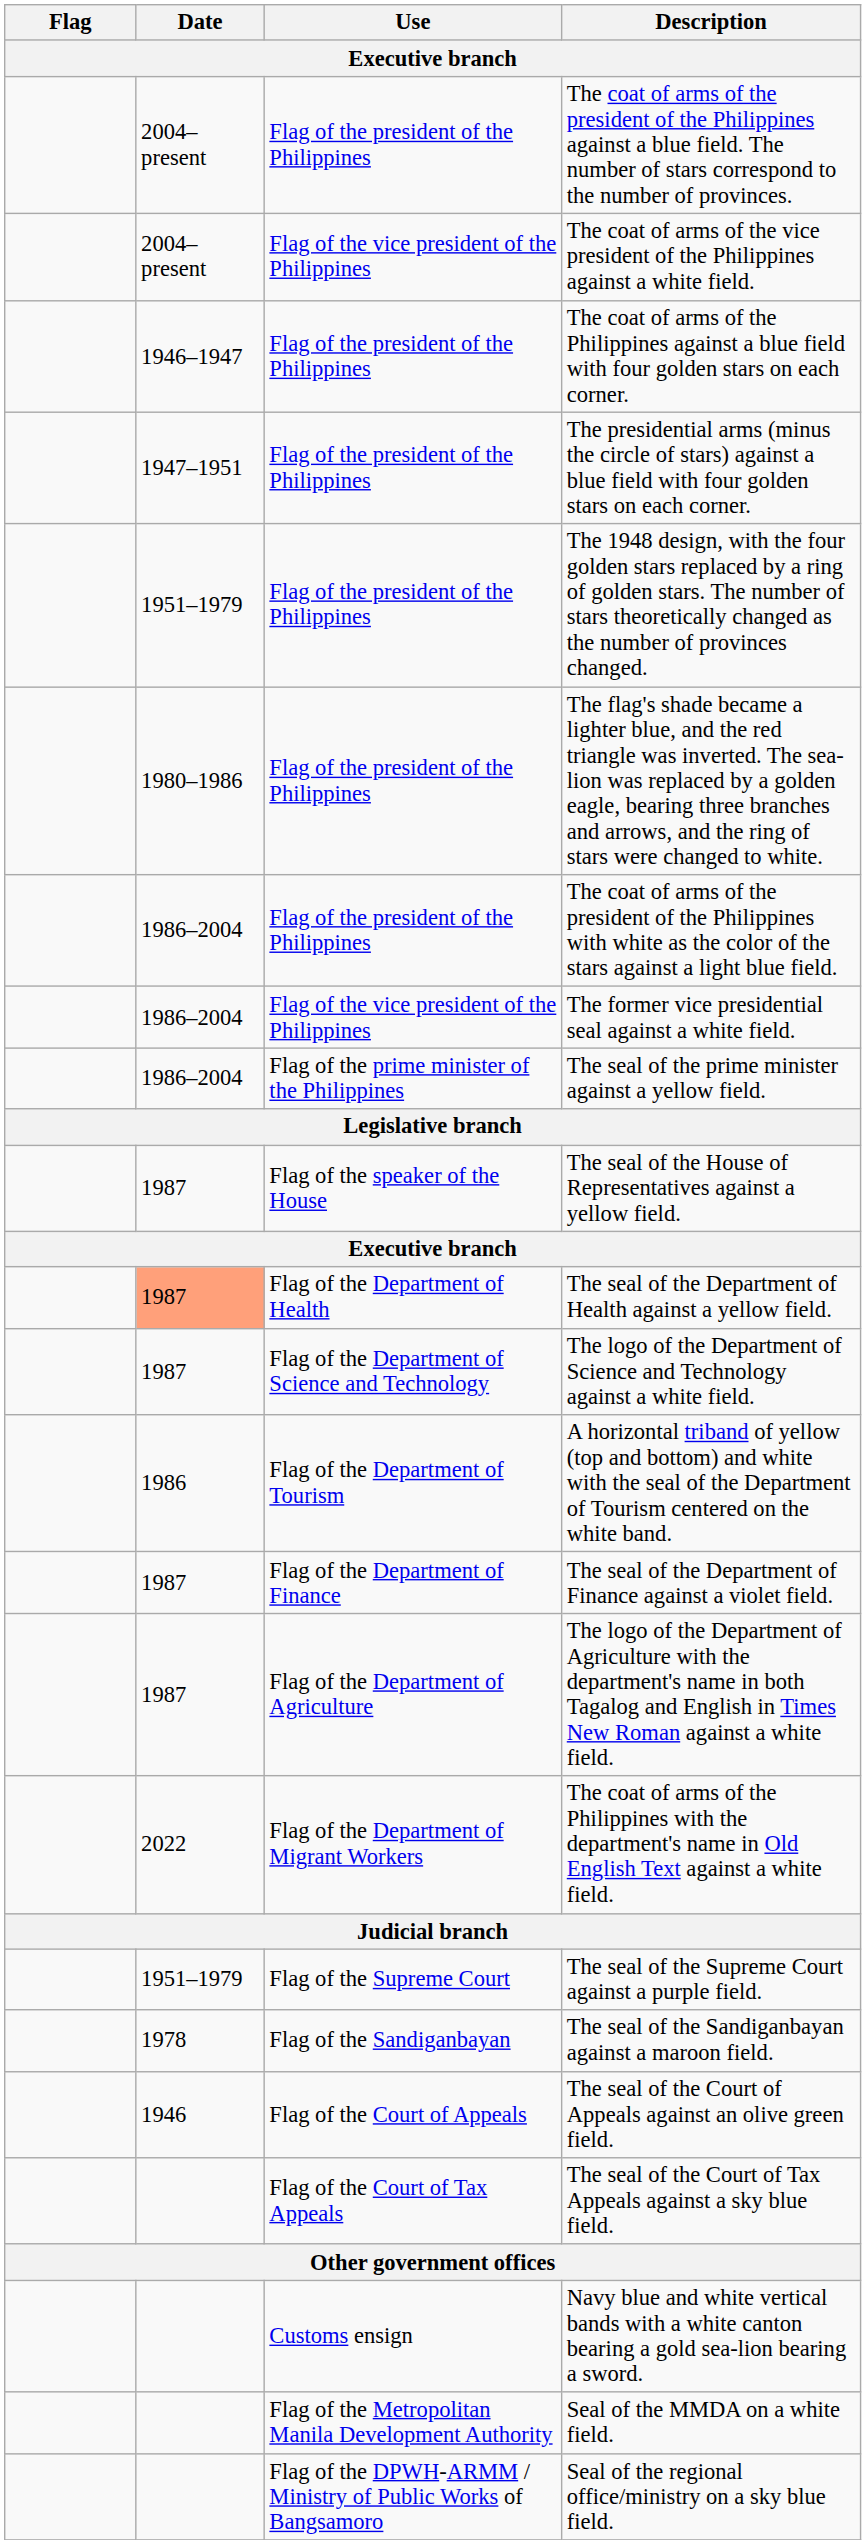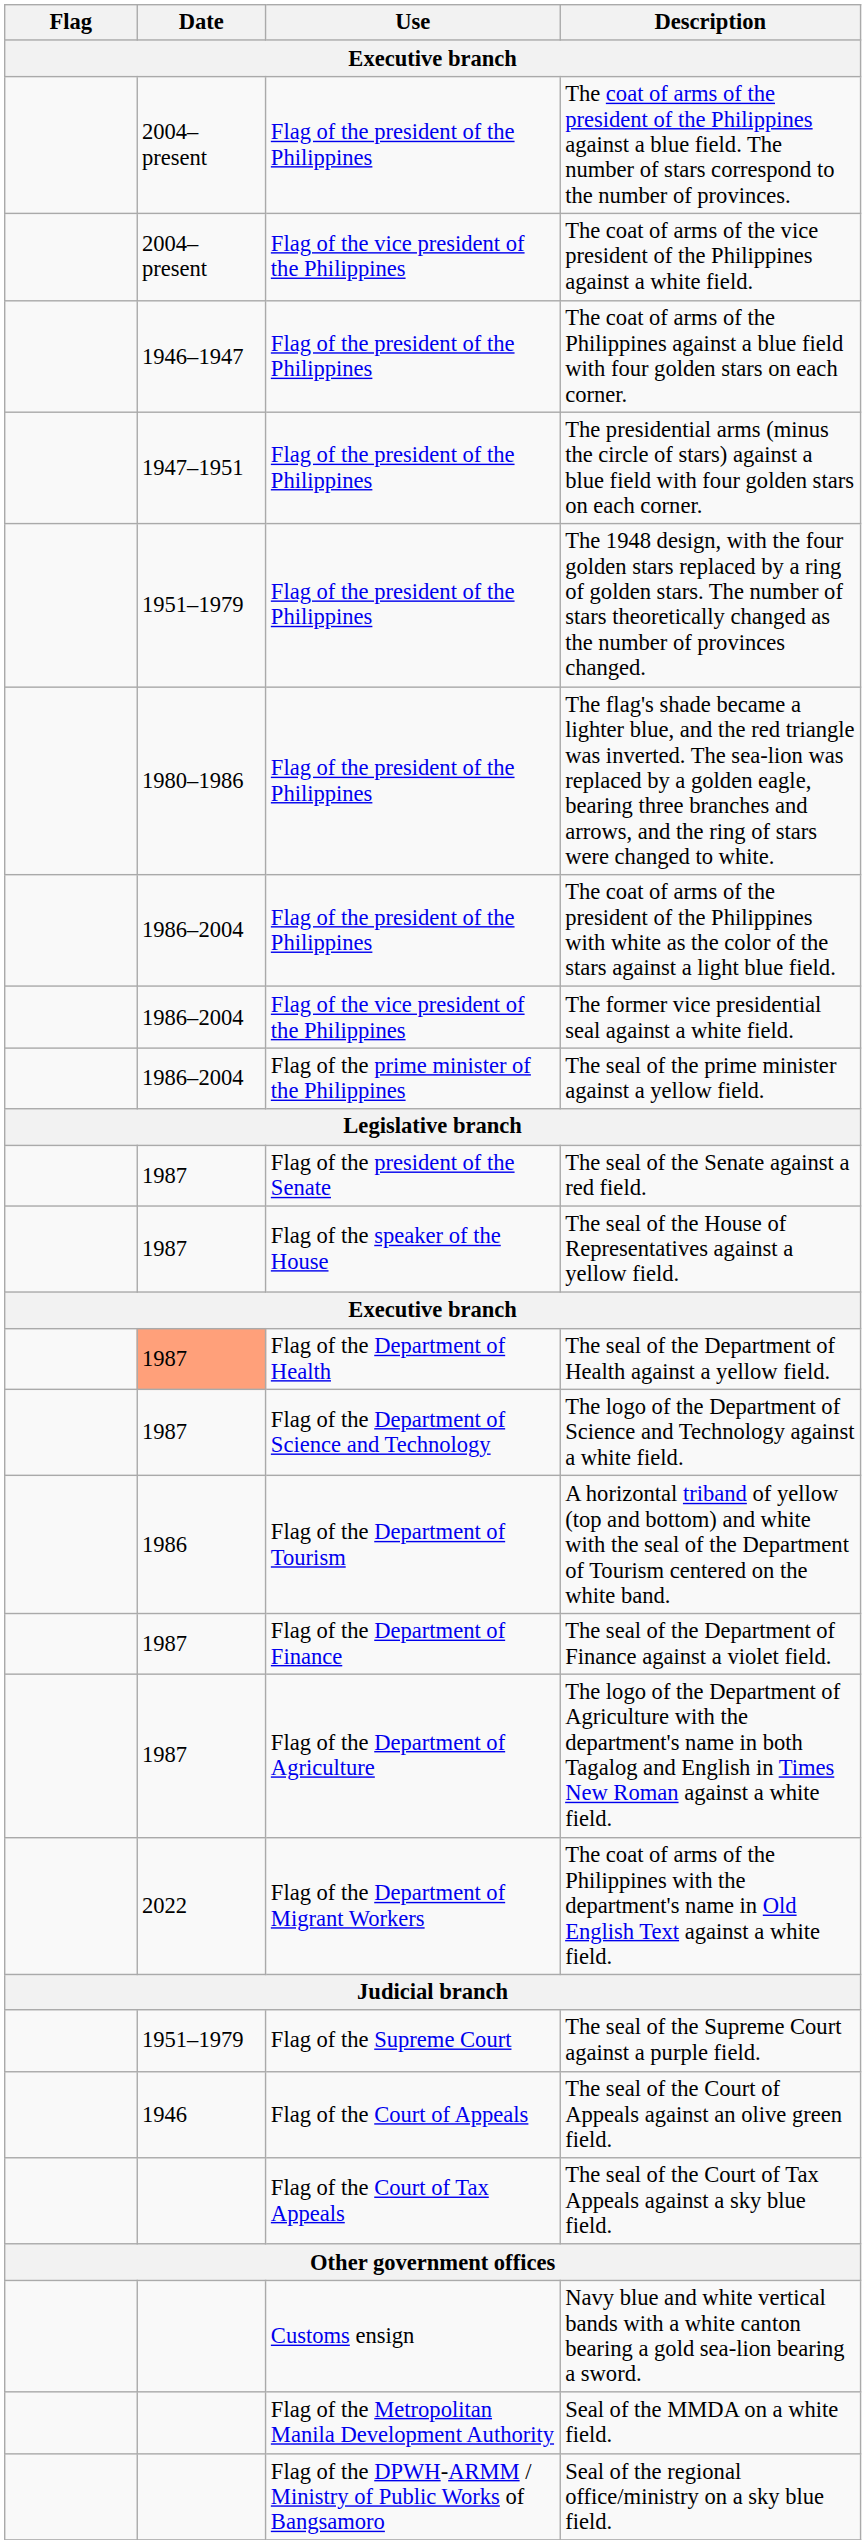+ row: (707, 1175)
- row: (705, 2040)
